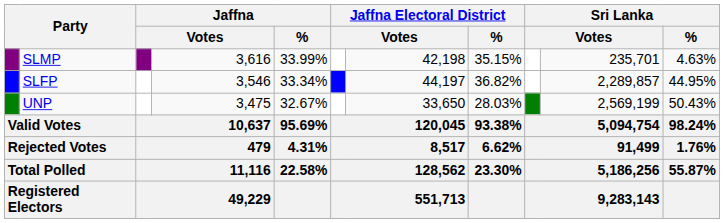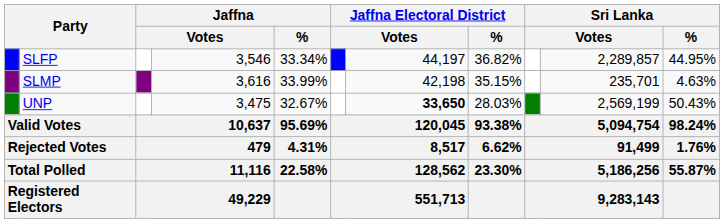rows swapped: (42, 59) <-> (40, 81)
(444, 103) normal -> (444, 103) bold
